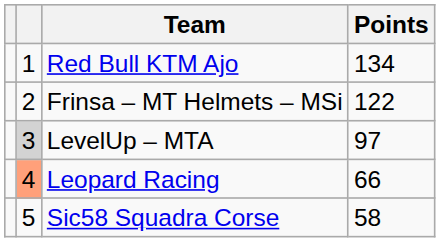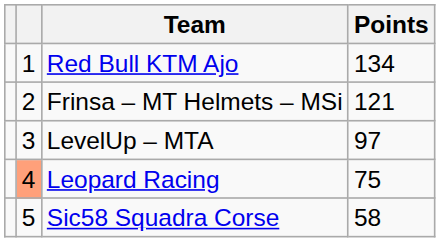(374, 102) 122 -> (374, 102) 121
(29, 141) lightgrey background -> (29, 141) no background
(368, 179) 66 -> (368, 179) 75
